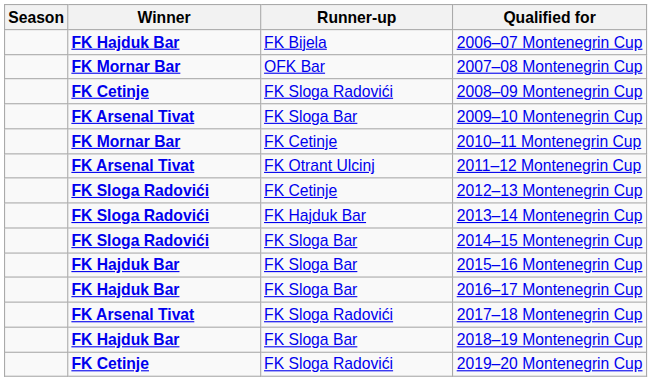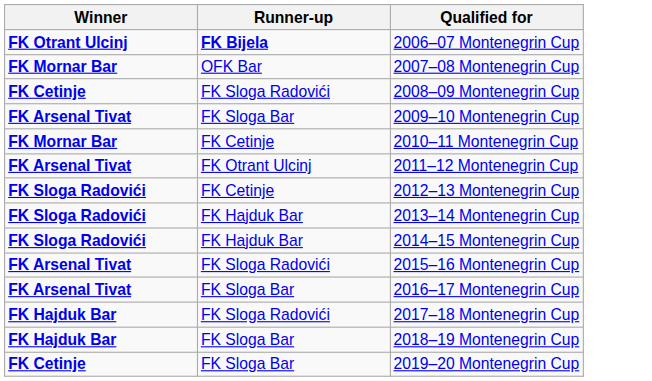- column: (36, 17)
(125, 42) FK Hajduk Bar -> (68, 42) FK Otrant Ulcinj
(295, 42) normal -> (234, 42) bold
(311, 241) FK Sloga Bar -> (252, 241) FK Hajduk Bar
(125, 265) FK Hajduk Bar -> (70, 265) FK Arsenal Tivat
(311, 265) FK Sloga Bar -> (265, 265) FK Sloga Radovići
(125, 290) FK Hajduk Bar -> (70, 290) FK Arsenal Tivat
(133, 315) FK Arsenal Tivat -> (62, 315) FK Hajduk Bar
(329, 364) FK Sloga Radovići -> (248, 364) FK Sloga Bar
